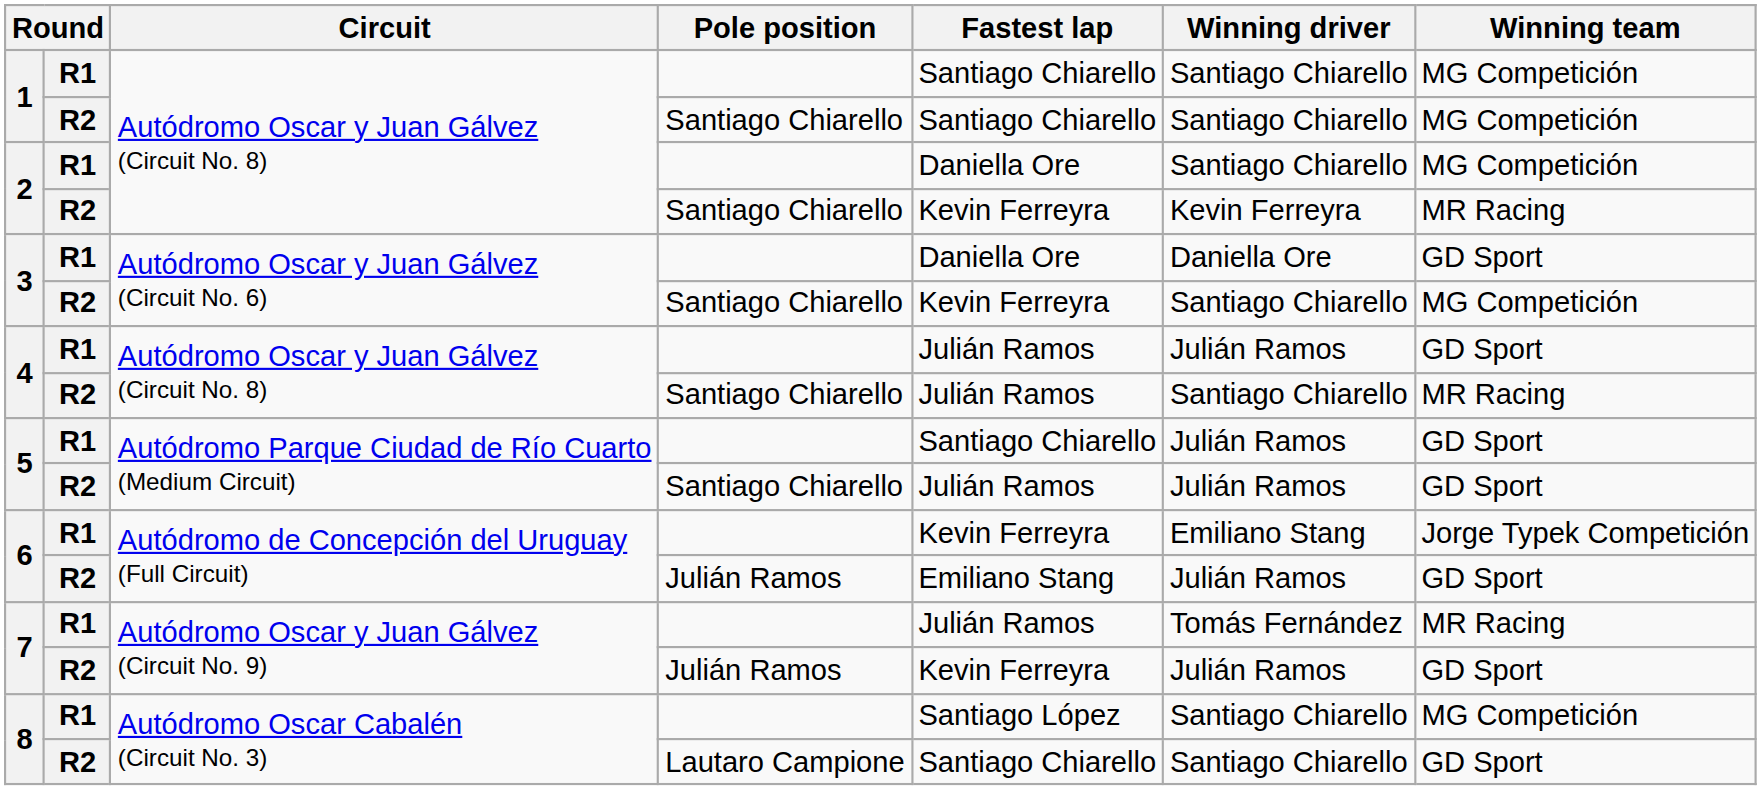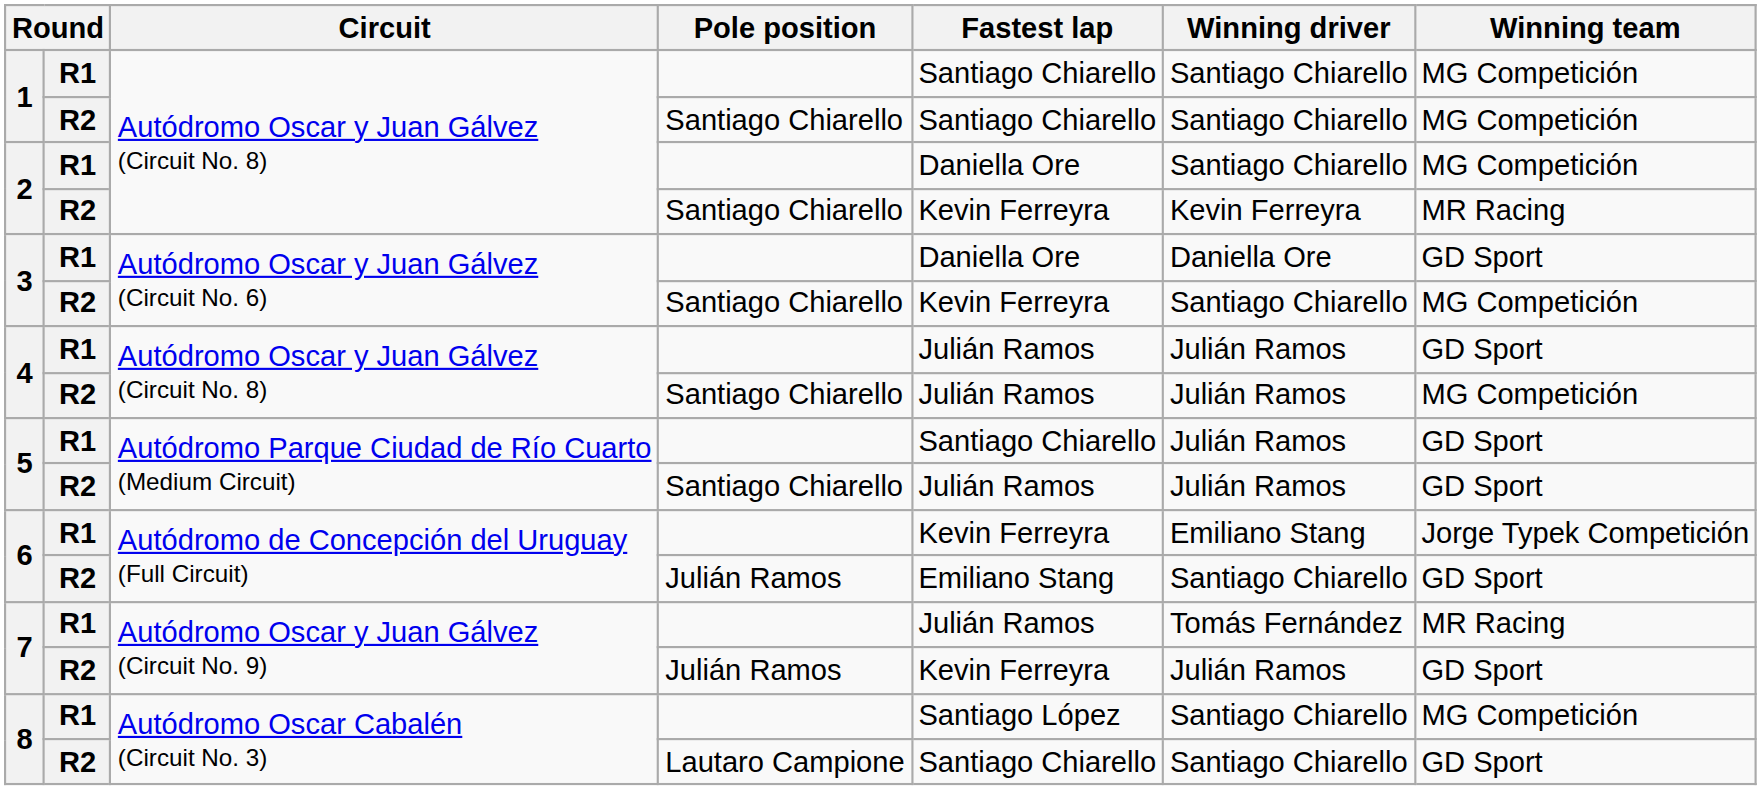(1289, 395) Santiago Chiarello -> (1258, 395) Julián Ramos
(1493, 395) MR Racing -> (1530, 395) MG Competición
(1258, 578) Julián Ramos -> (1289, 578) Santiago Chiarello
